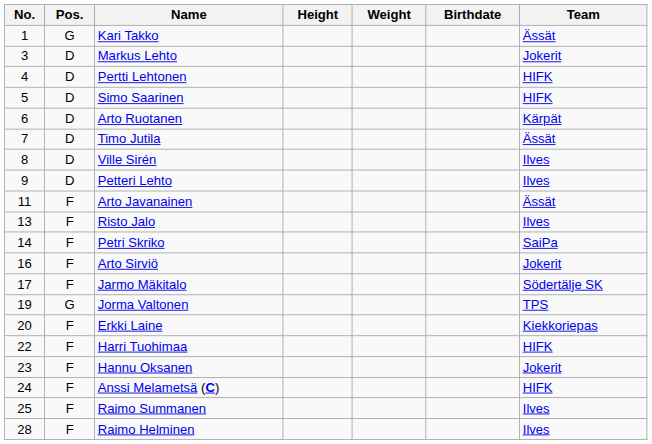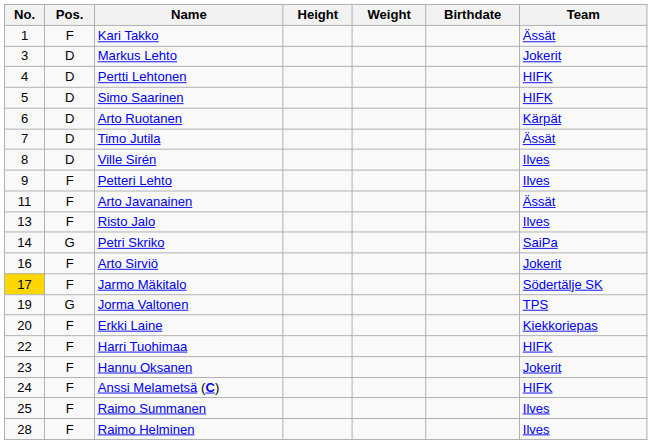(70, 36) G -> (70, 36) F
(70, 181) D -> (70, 181) F
(70, 243) F -> (70, 243) G
(25, 284) no background -> (25, 284) gold background
